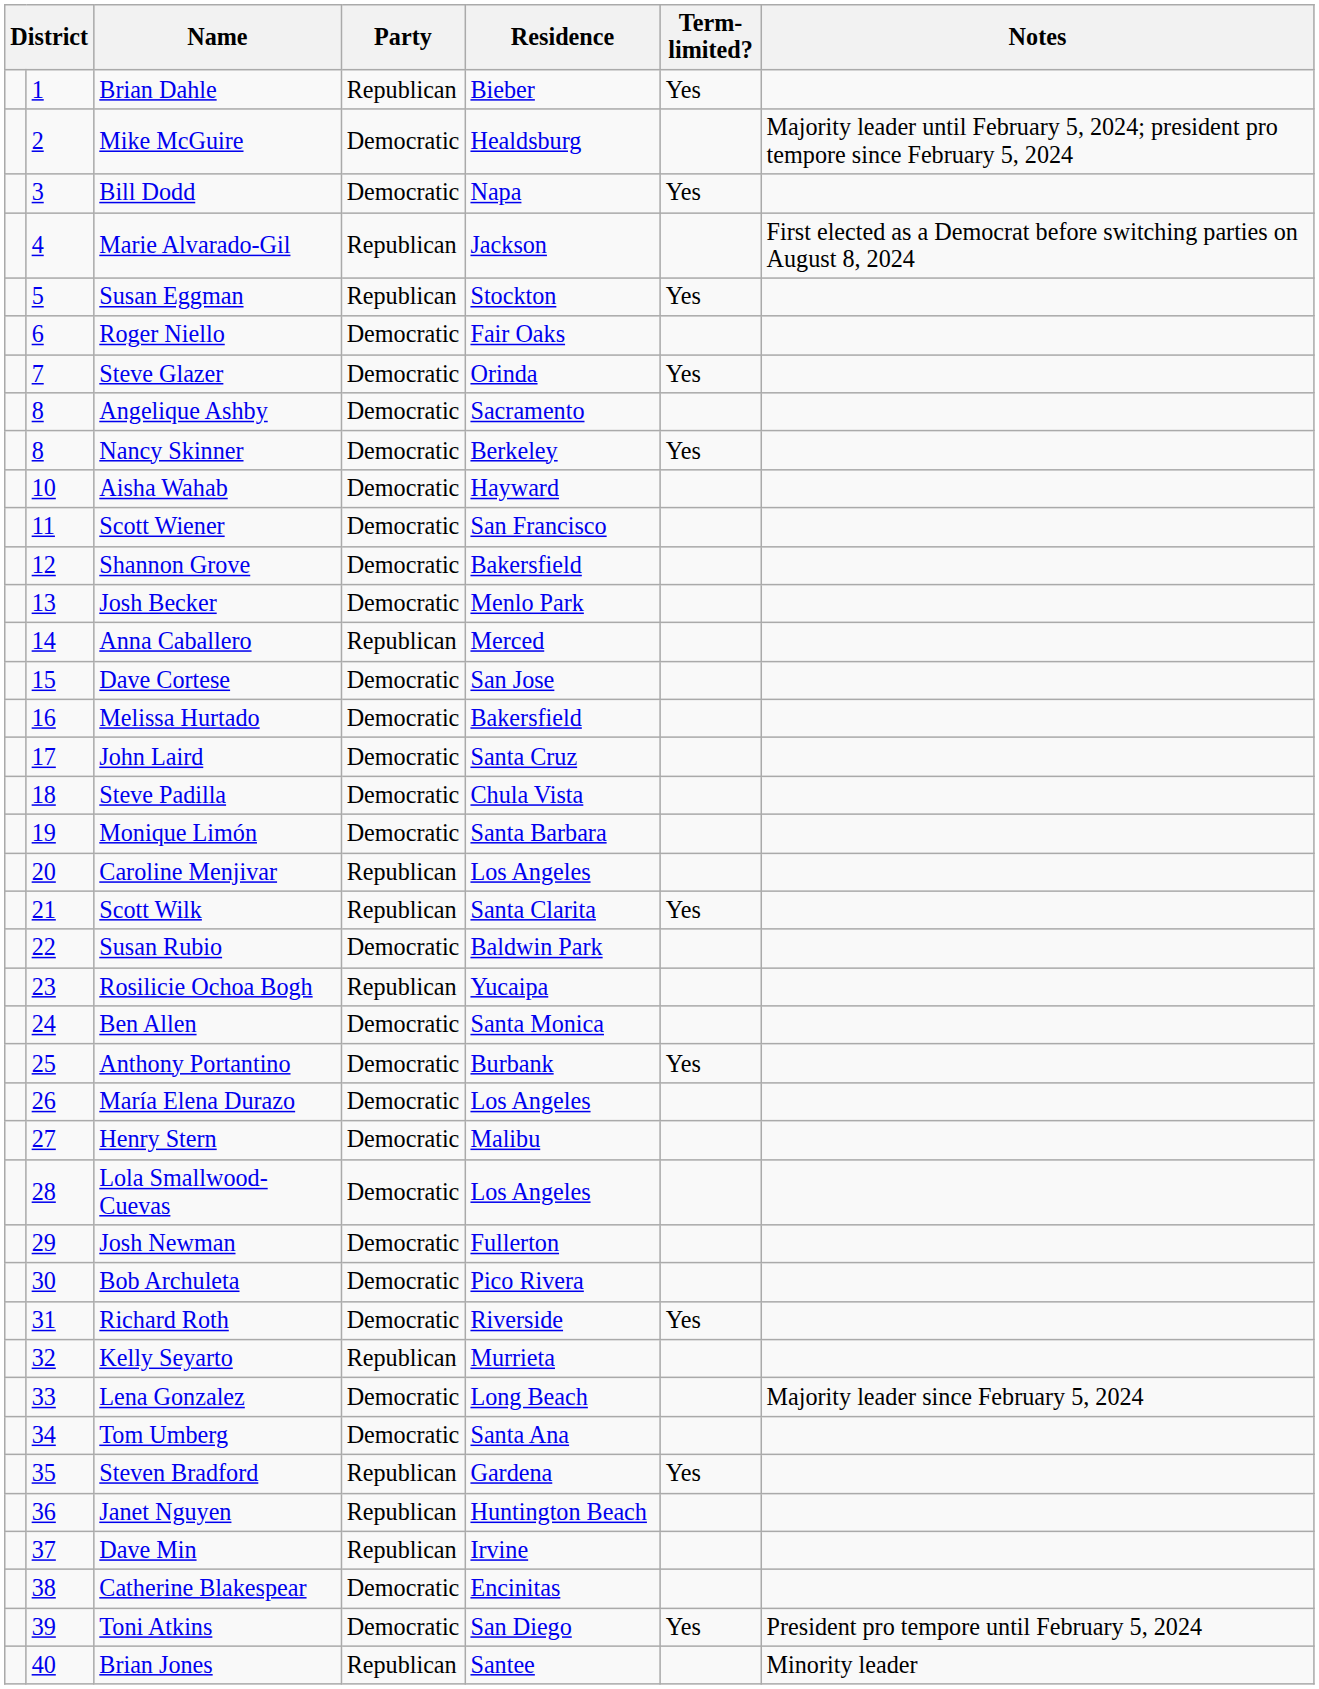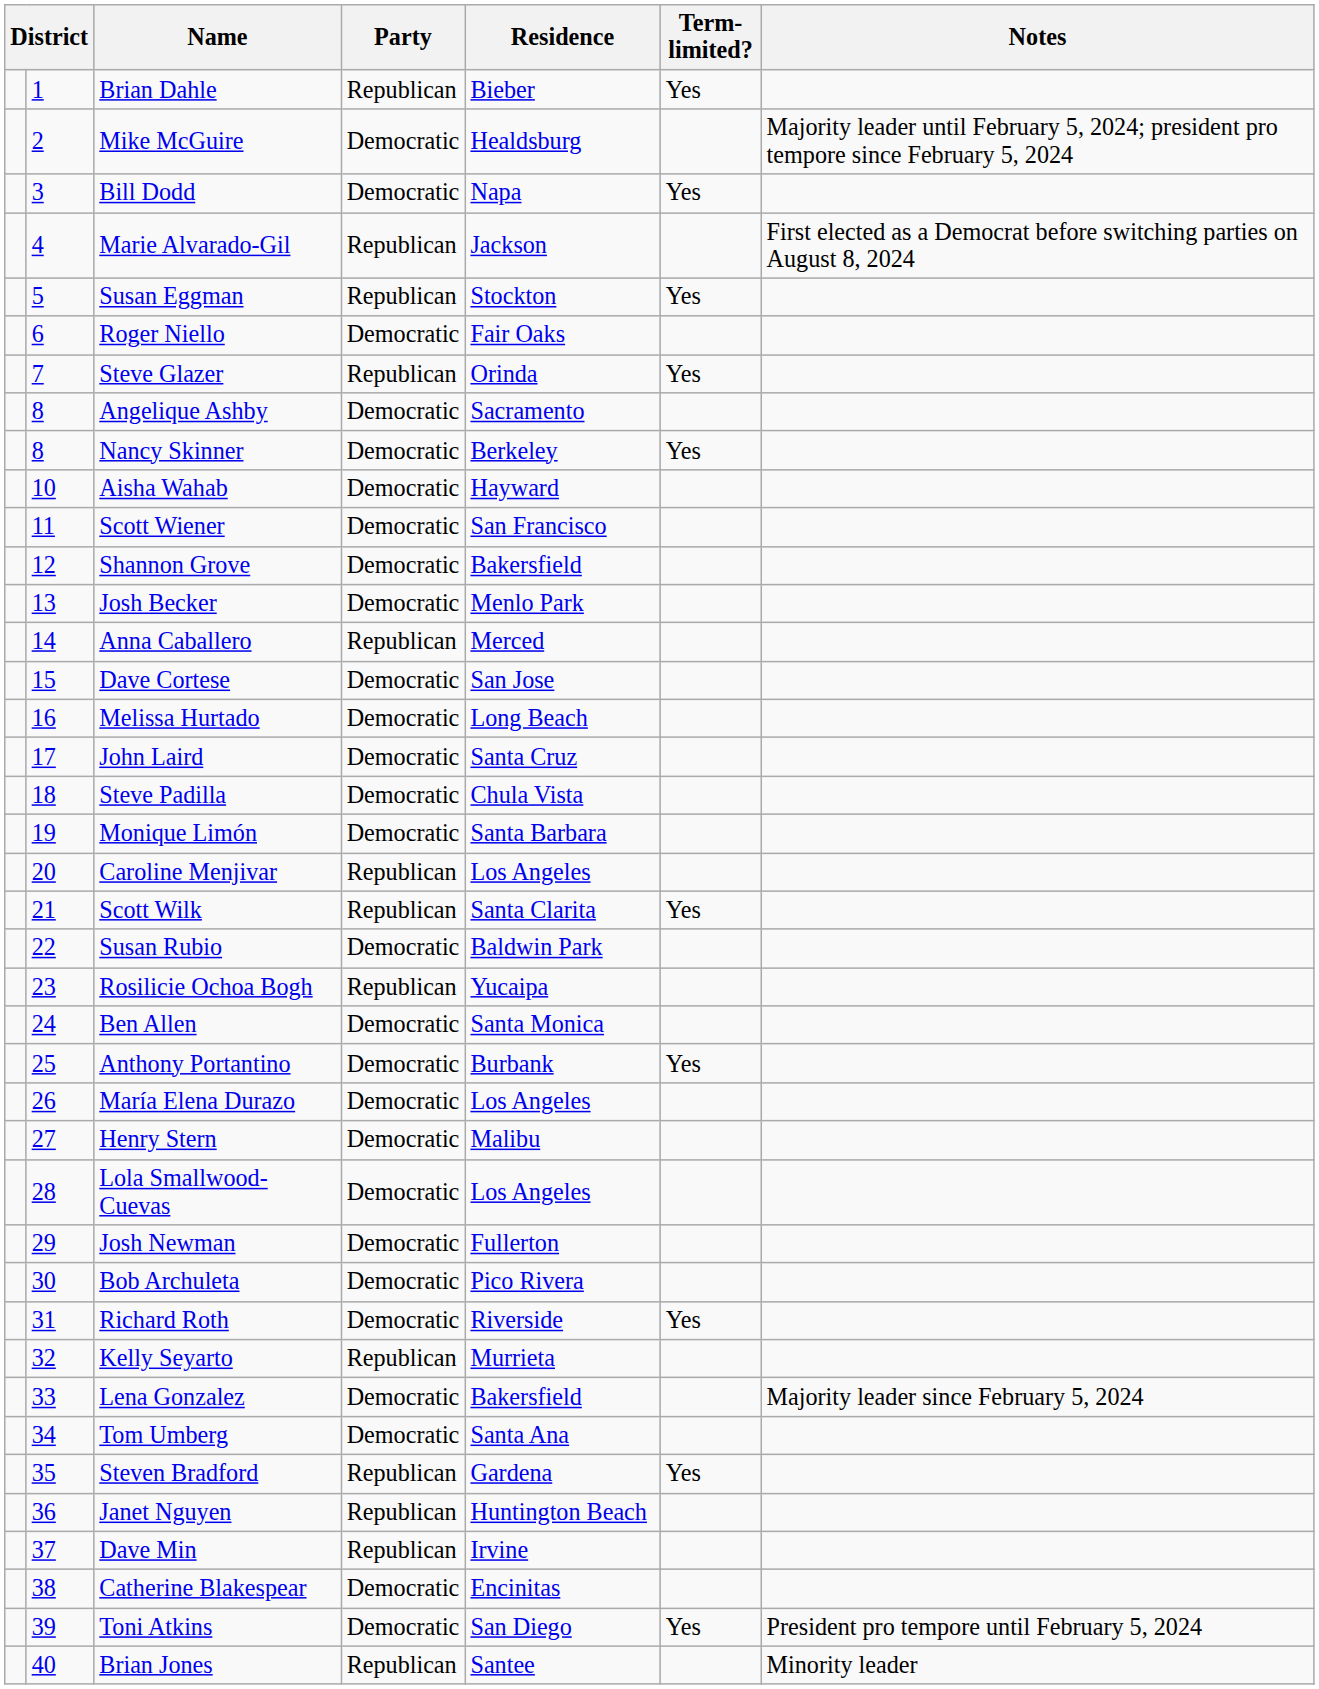(403, 373) Democratic -> (402, 373) Republican
(526, 718) Bakersfield -> (529, 718) Long Beach
(529, 1396) Long Beach -> (526, 1396) Bakersfield
